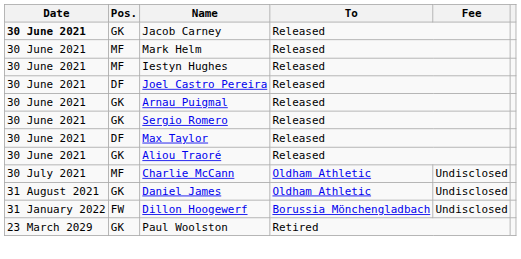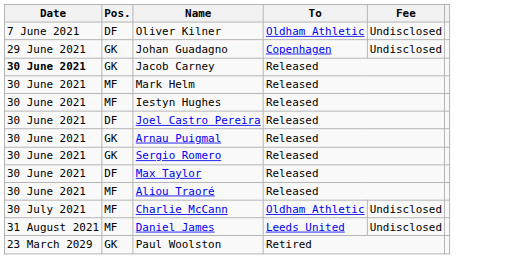+ row: (178, 31)
+ row: (182, 49)
(117, 156) GK -> (111, 191) MF
(117, 191) GK -> (111, 227) MF
(322, 191) Oldham Athletic -> (305, 227) Leeds United
- row: (195, 209)
